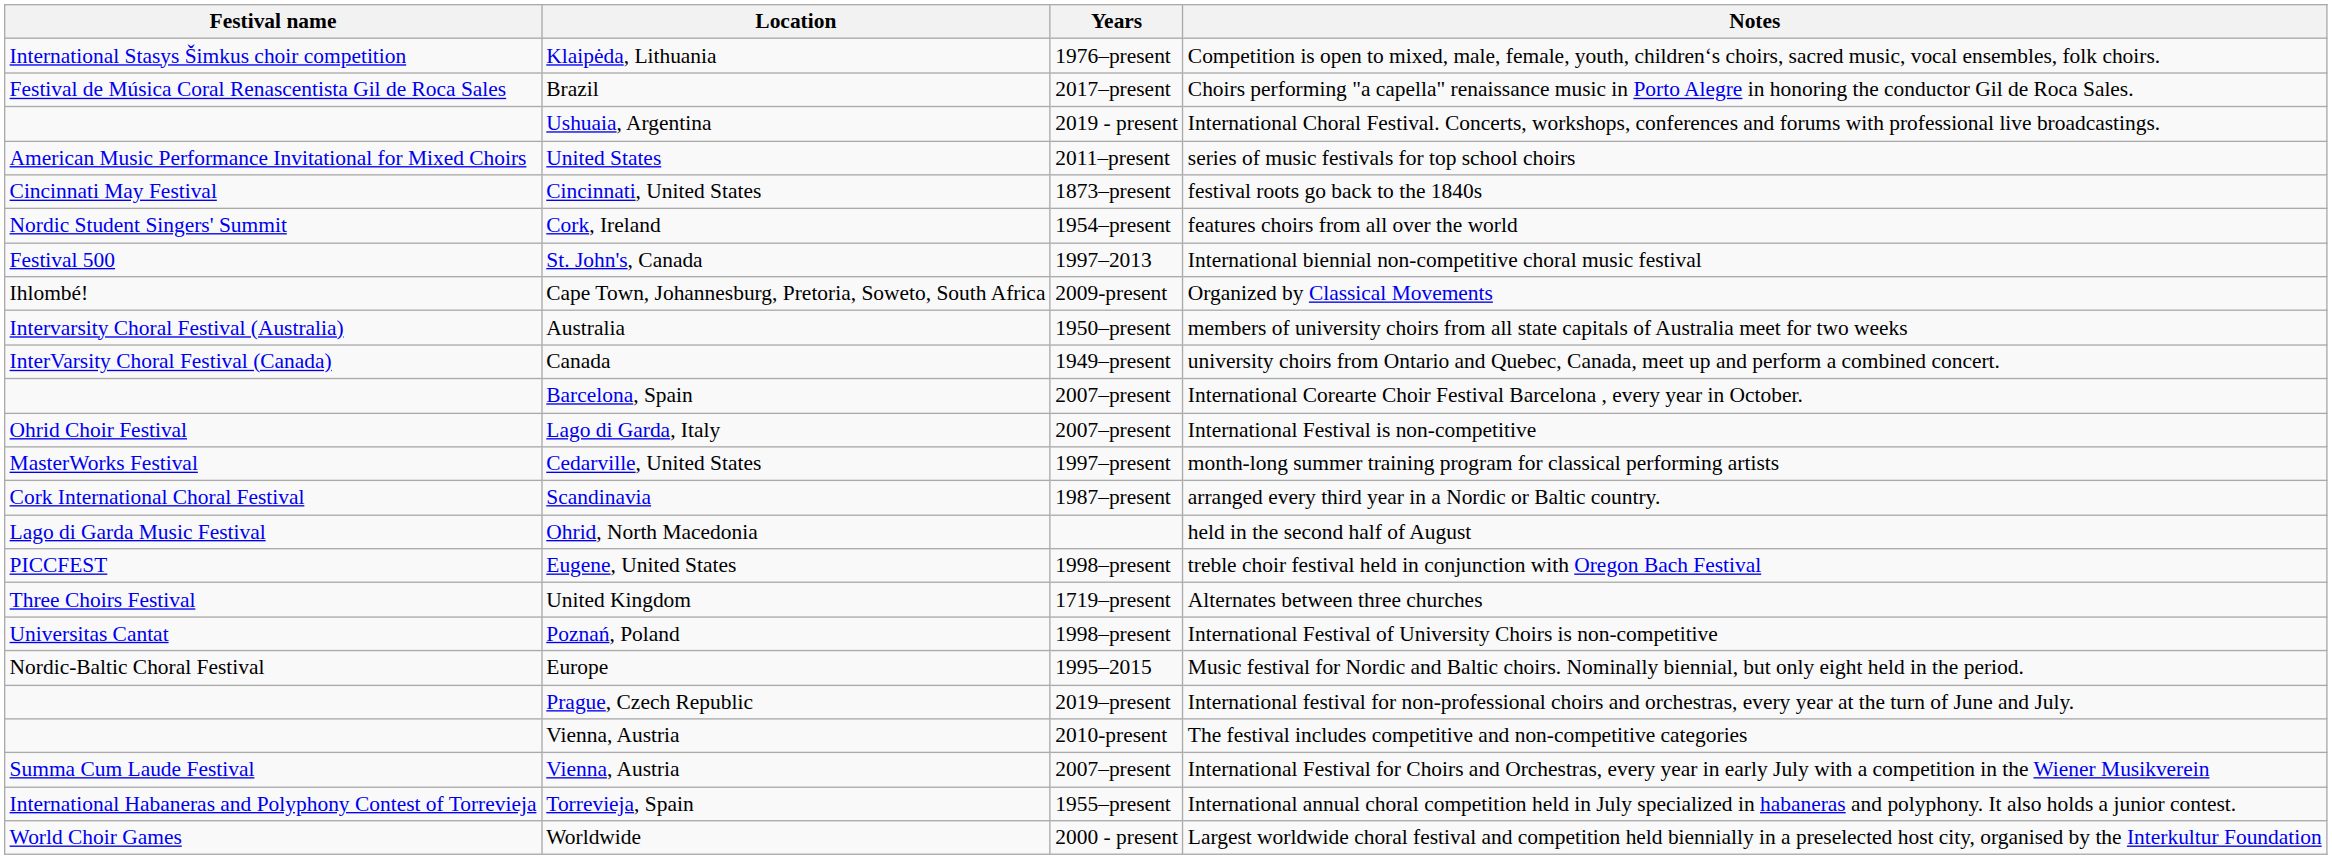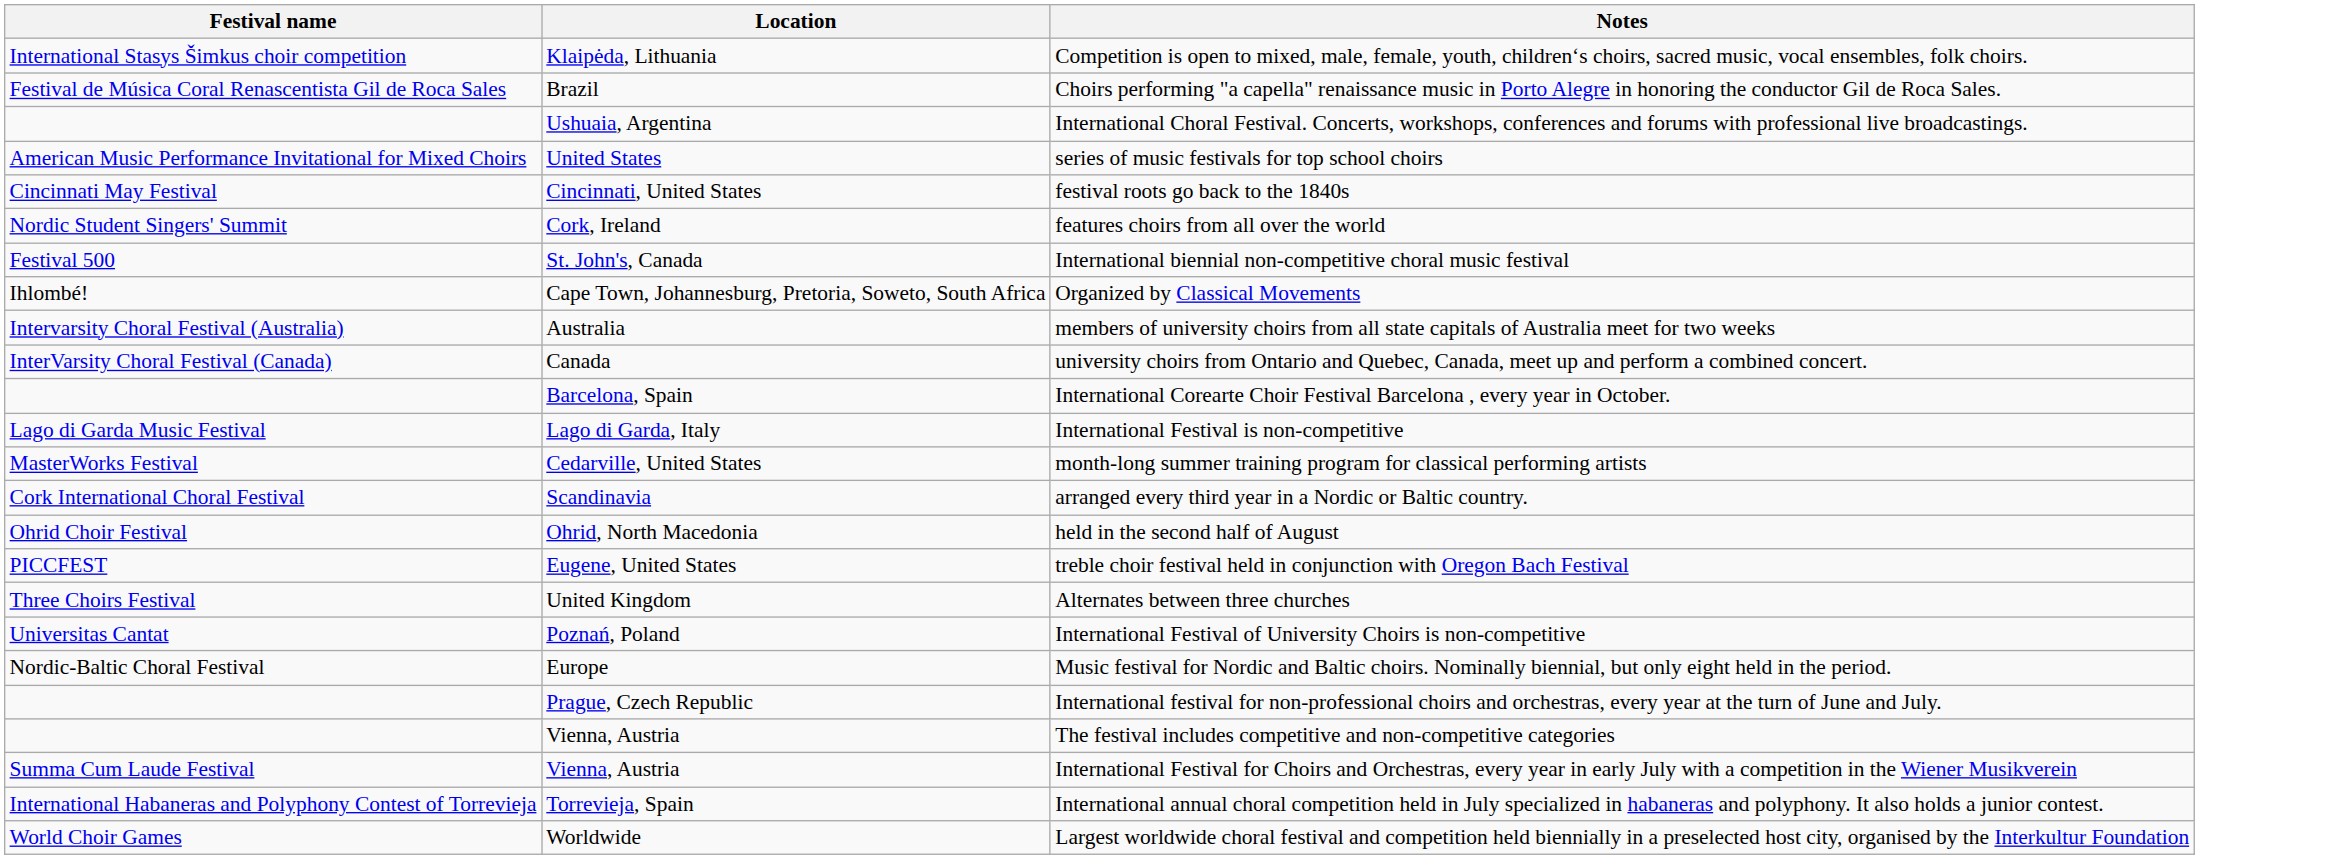- column: (1117, 21)
(98, 429) Ohrid Choir Festival -> (138, 429) Lago di Garda Music Festival
(138, 531) Lago di Garda Music Festival -> (98, 531) Ohrid Choir Festival
